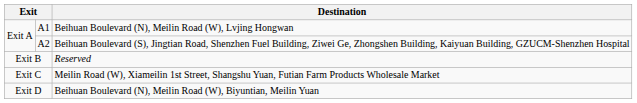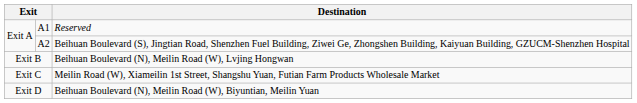(174, 28) Beihuan Boulevard (N), Meilin Road (W), Lvjing Hongwan -> (73, 28) Reserved
(73, 59) Reserved -> (174, 59) Beihuan Boulevard (N), Meilin Road (W), Lvjing Hongwan
